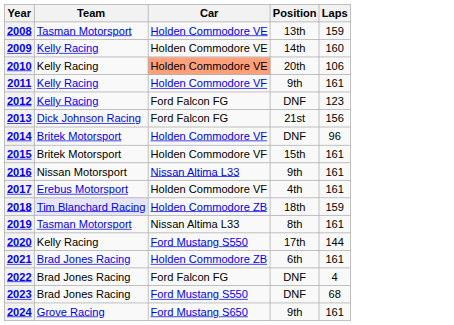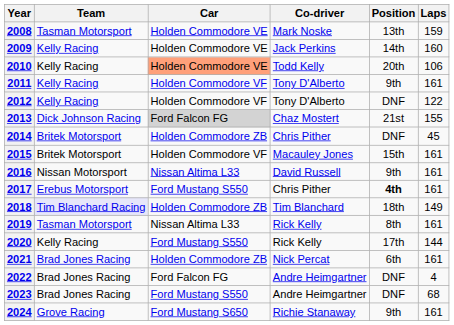+ column: (320, 13)
(189, 101) Ford Falcon FG -> (209, 101) Holden Commodore VF
(335, 101) 123 -> (433, 101) 122
(189, 119) no background -> (189, 119) lightgrey background
(335, 119) 156 -> (433, 119) 155
(209, 136) Holden Commodore VF -> (209, 136) Holden Commodore ZB
(335, 136) 96 -> (433, 136) 45
(209, 189) Holden Commodore VF -> (199, 189) Ford Mustang S550
(295, 189) normal -> (394, 189) bold
(335, 207) 159 -> (433, 207) 149
